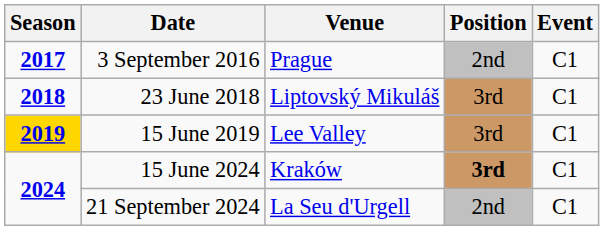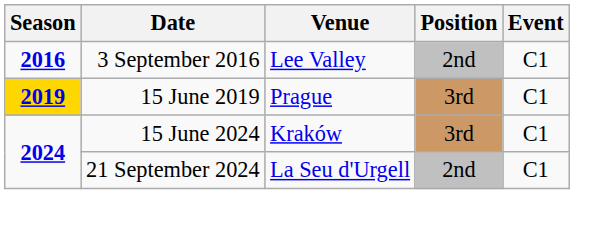(43, 59) 2017 -> (43, 59) 2016
(301, 59) Prague -> (318, 59) Lee Valley
- row: (200, 96)
(318, 133) Lee Valley -> (301, 96) Prague
(488, 170) bold -> (459, 133) normal
